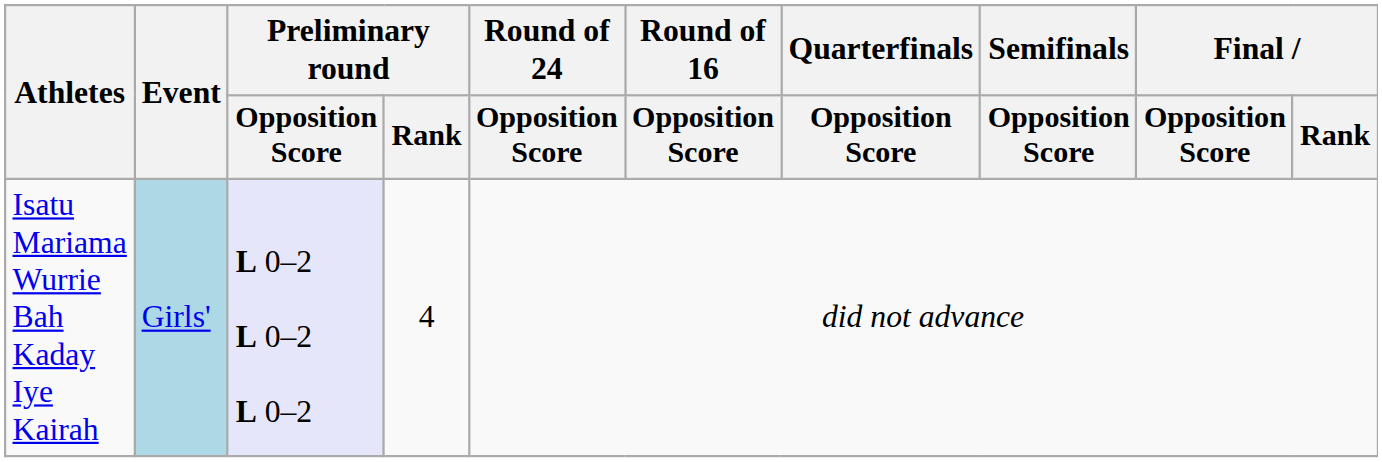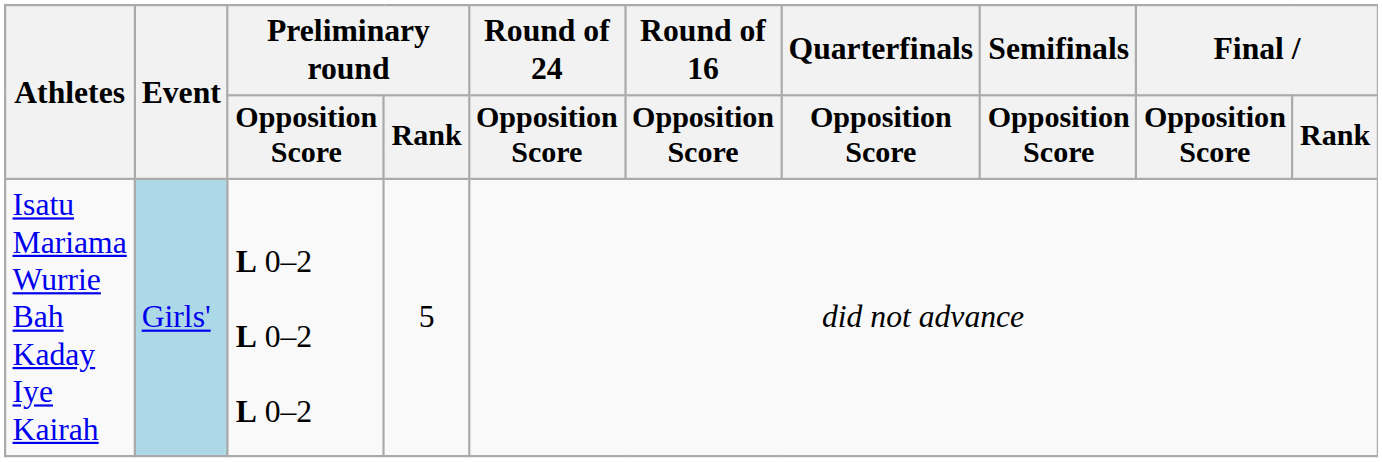(274, 336) lavender background -> (274, 336) no background
(427, 317) 4 -> (427, 317) 5
